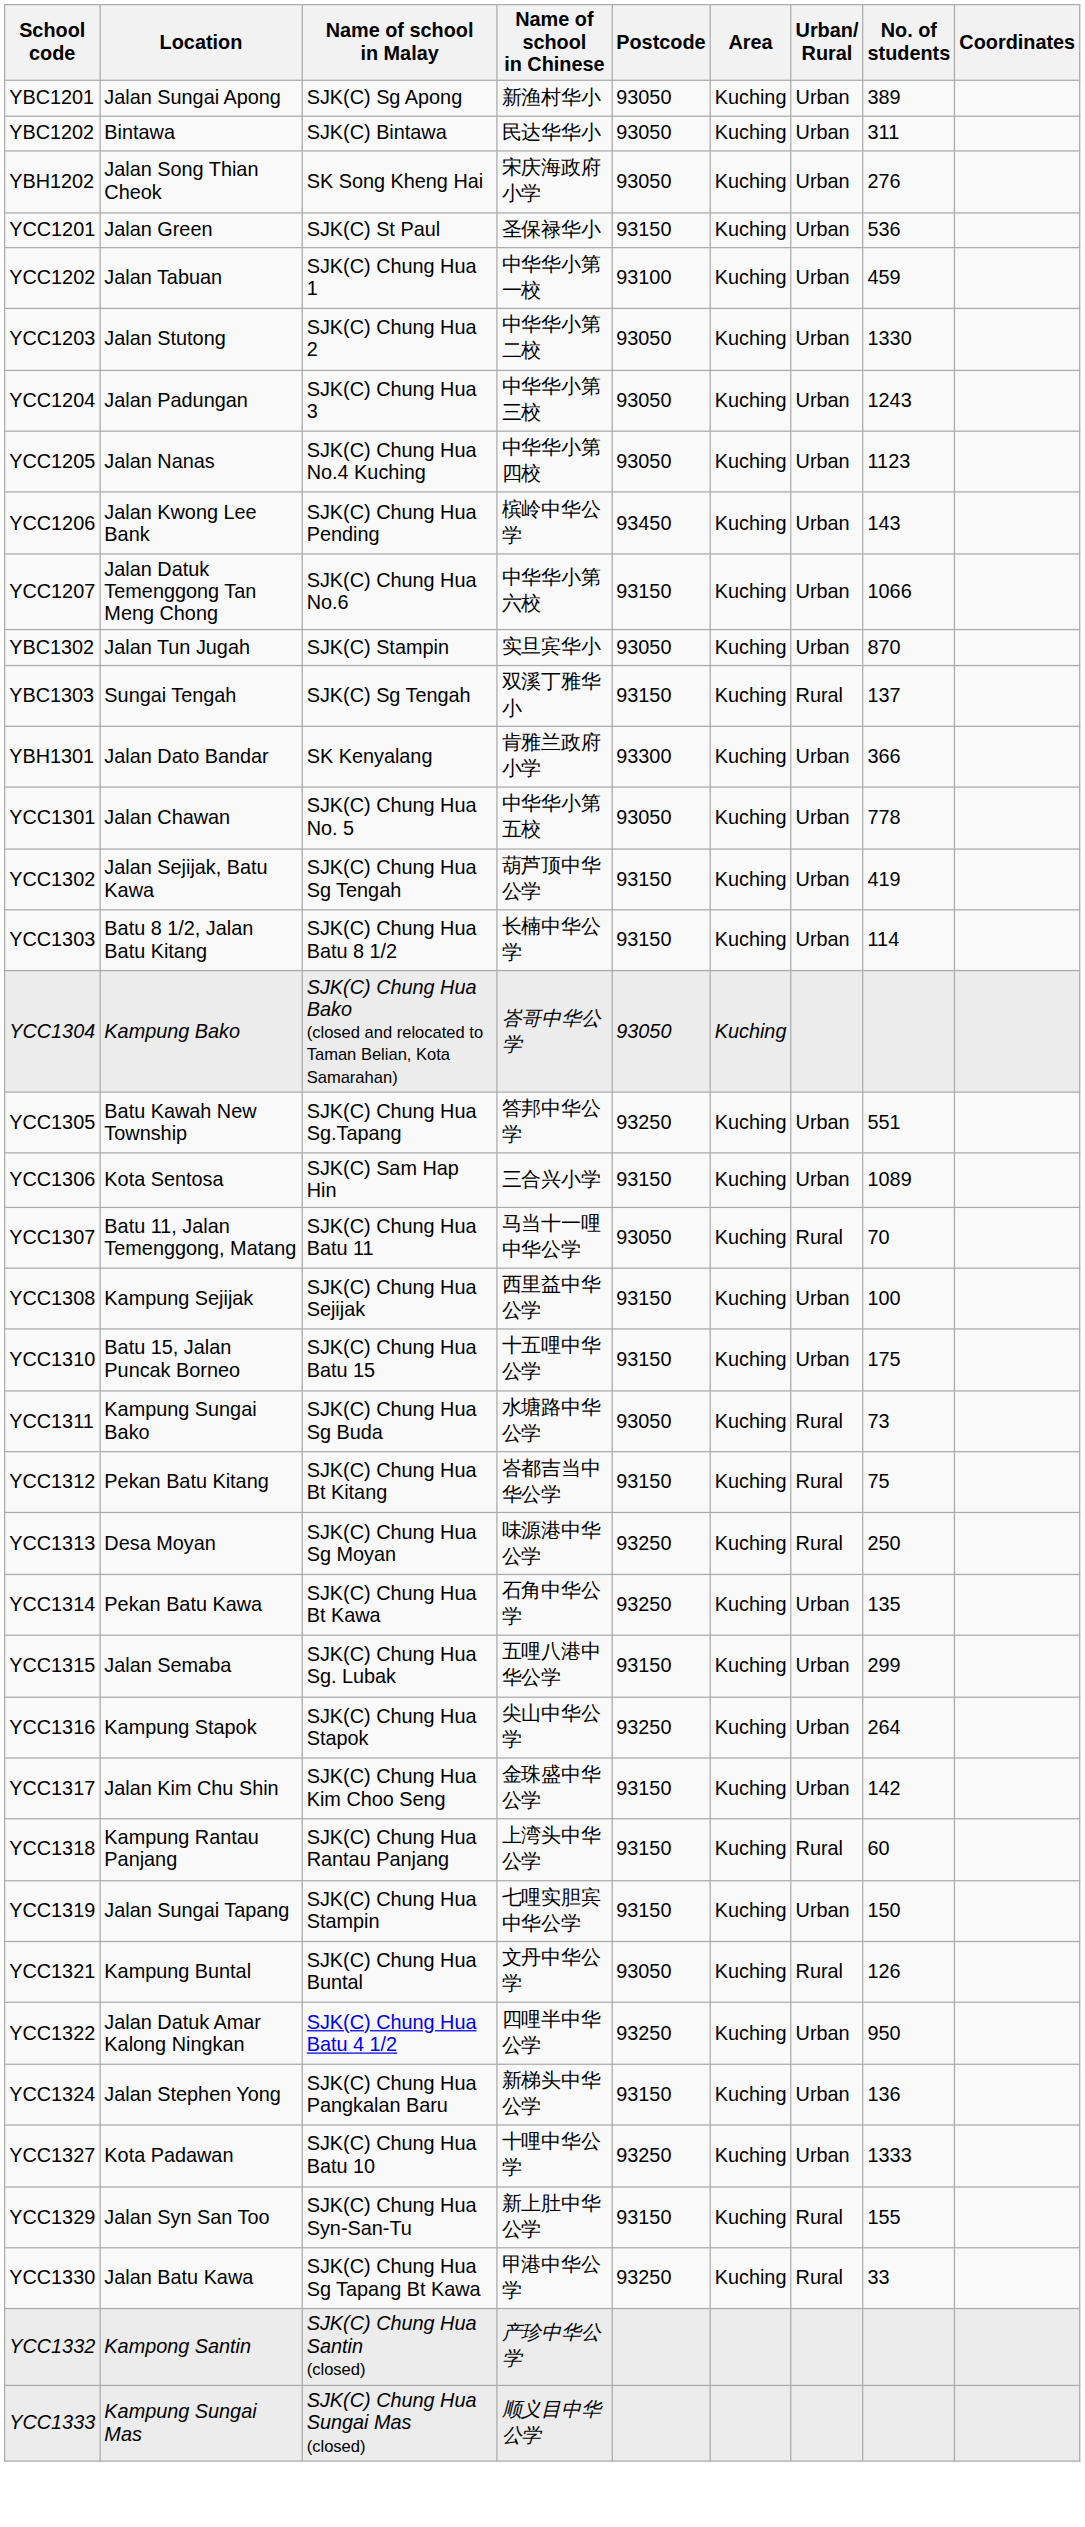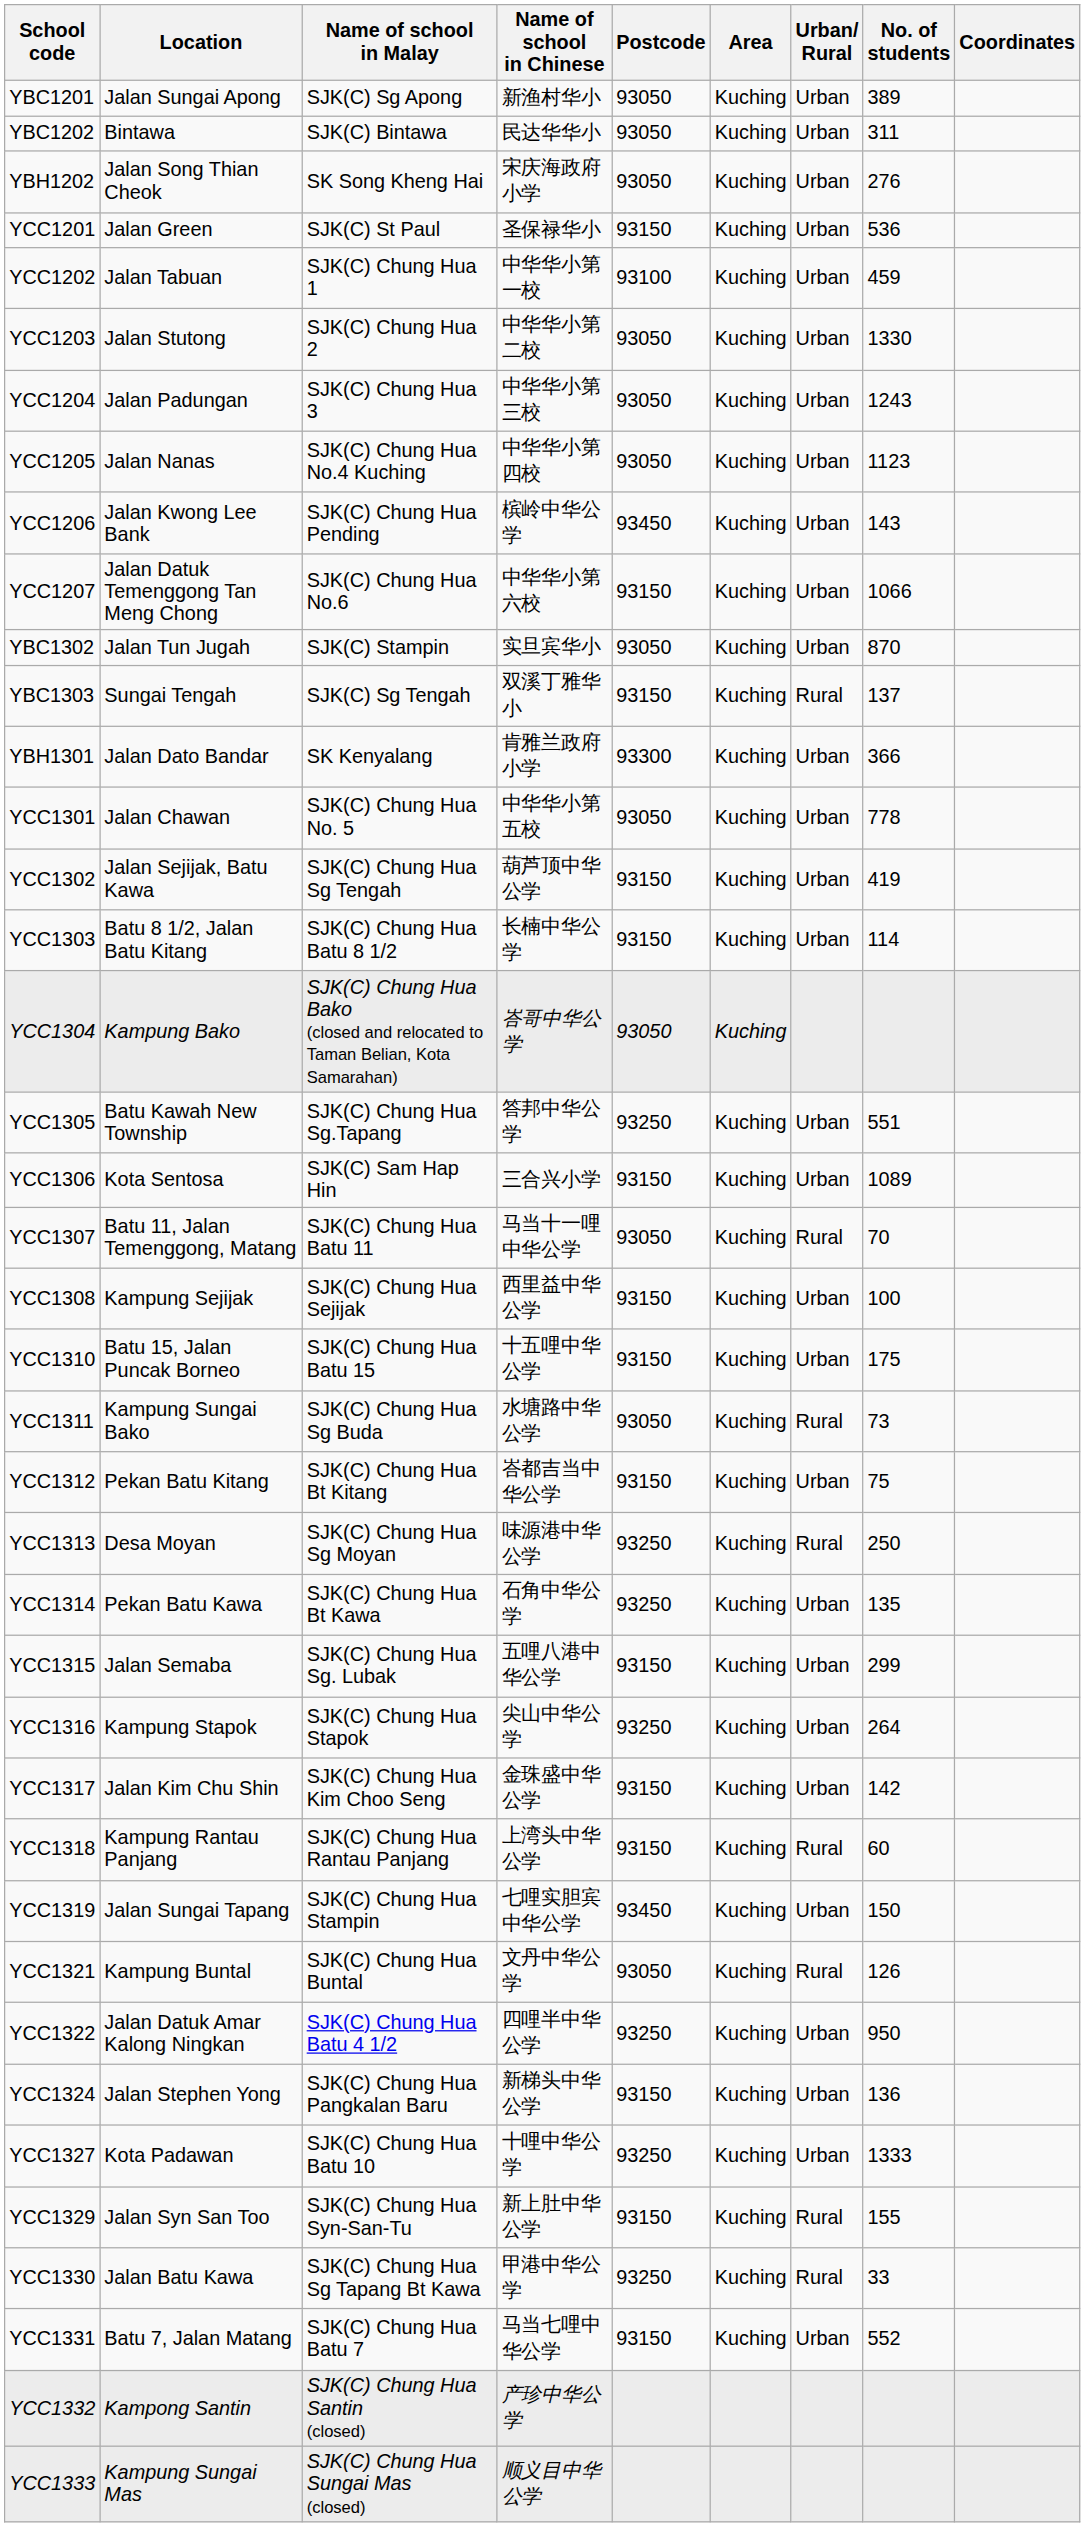(819, 1482) Rural -> (823, 1482) Urban
(644, 1910) 93150 -> (644, 1910) 93450
+ row: (52, 2339)
